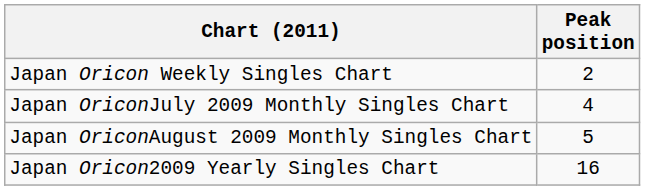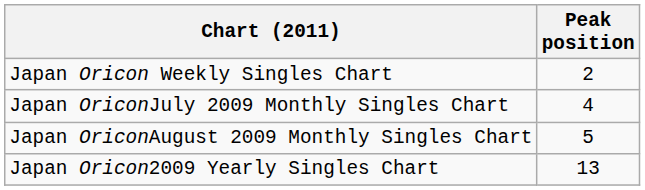(588, 169) 16 -> (588, 169) 13
